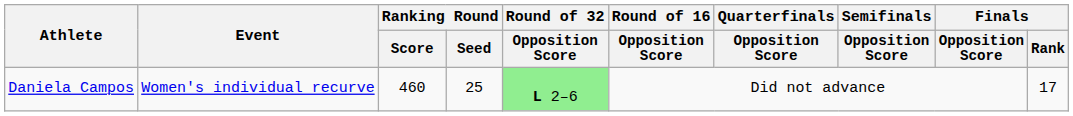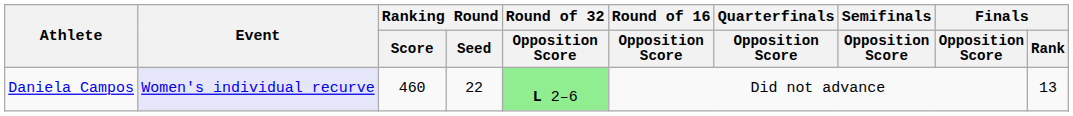(258, 89) no background -> (258, 89) lavender background
(474, 89) 25 -> (474, 89) 22
(1048, 89) 17 -> (1048, 89) 13
